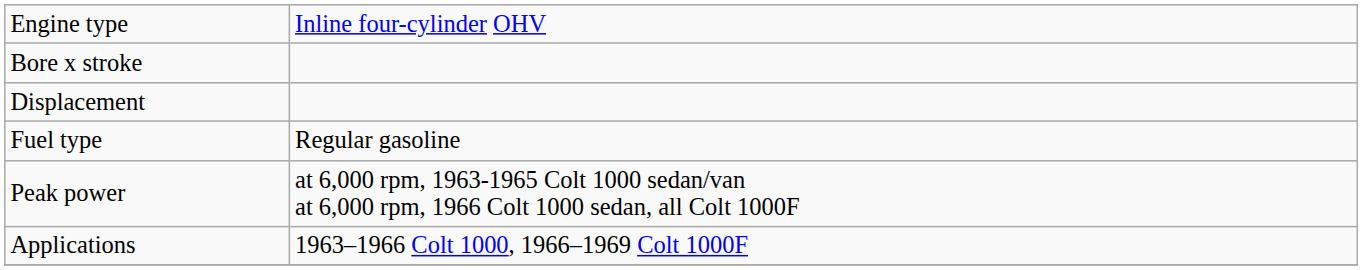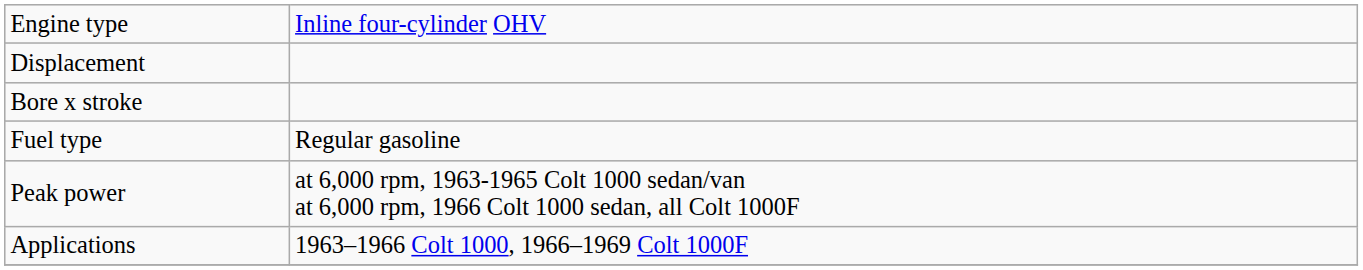rows swapped: (78, 101) <-> (76, 62)
